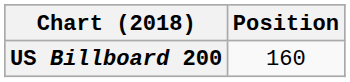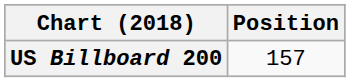(286, 59) 160 -> (286, 59) 157
